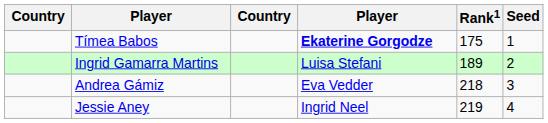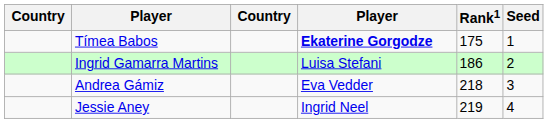(471, 63) 189 -> (471, 63) 186
